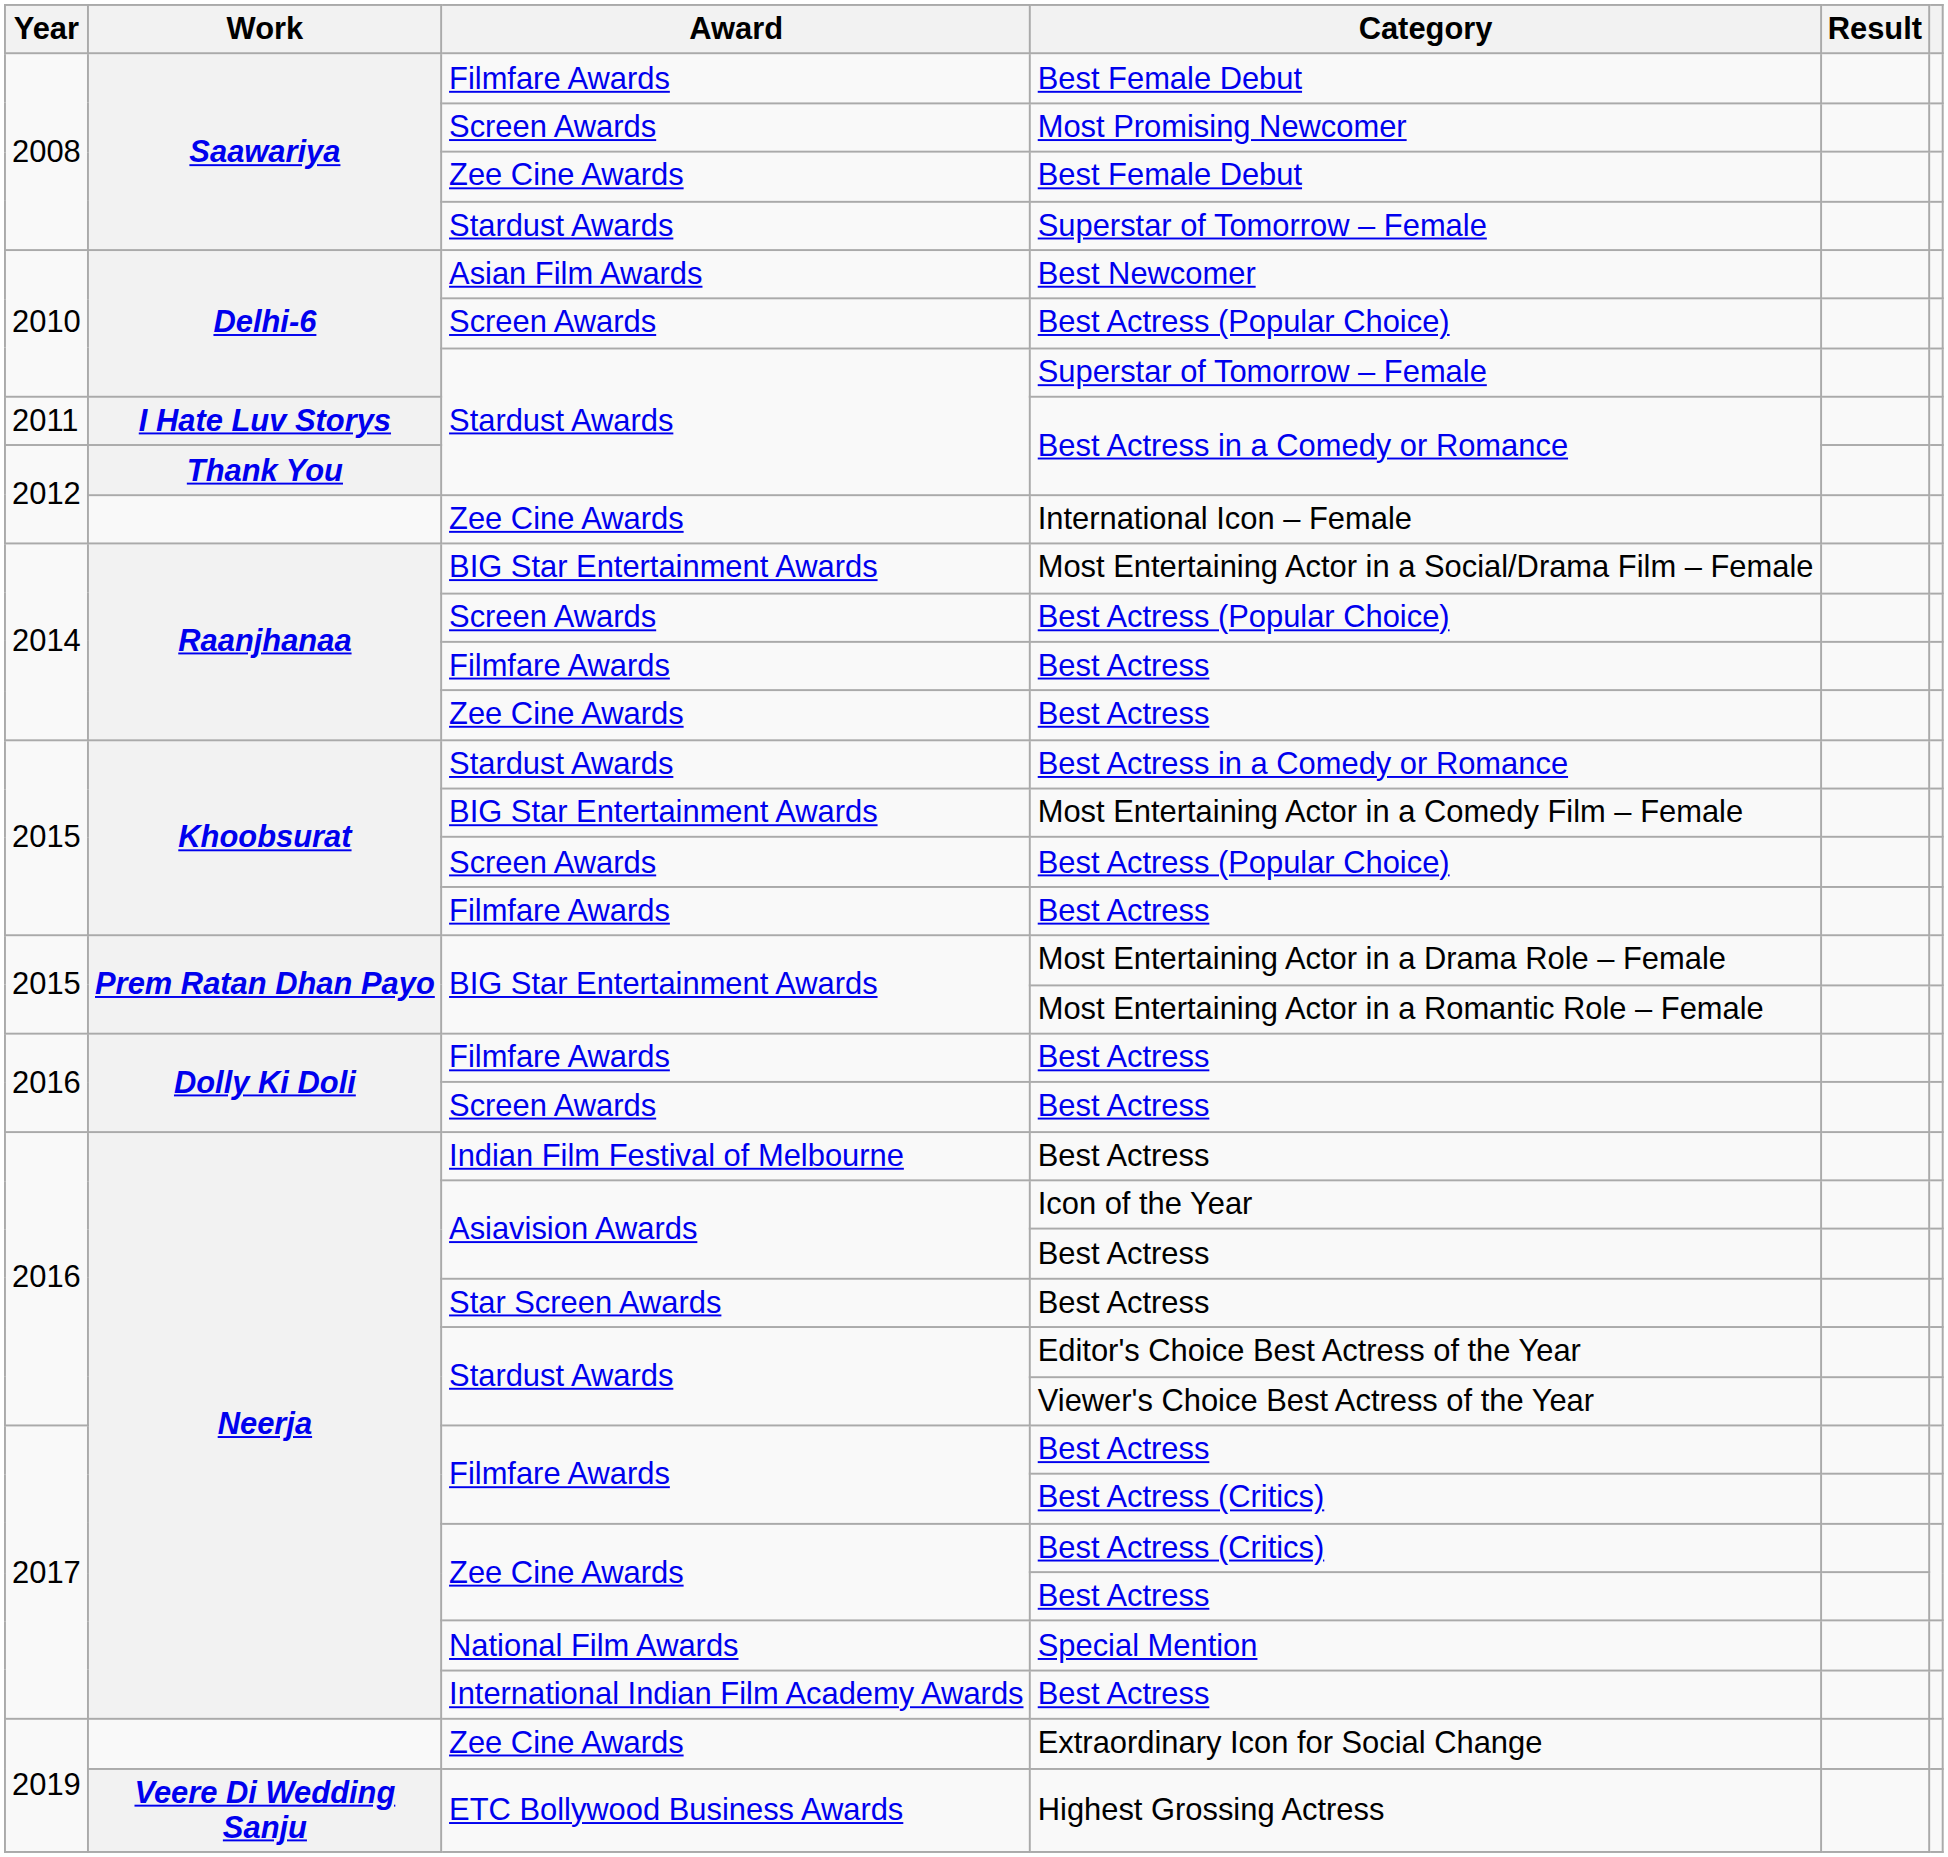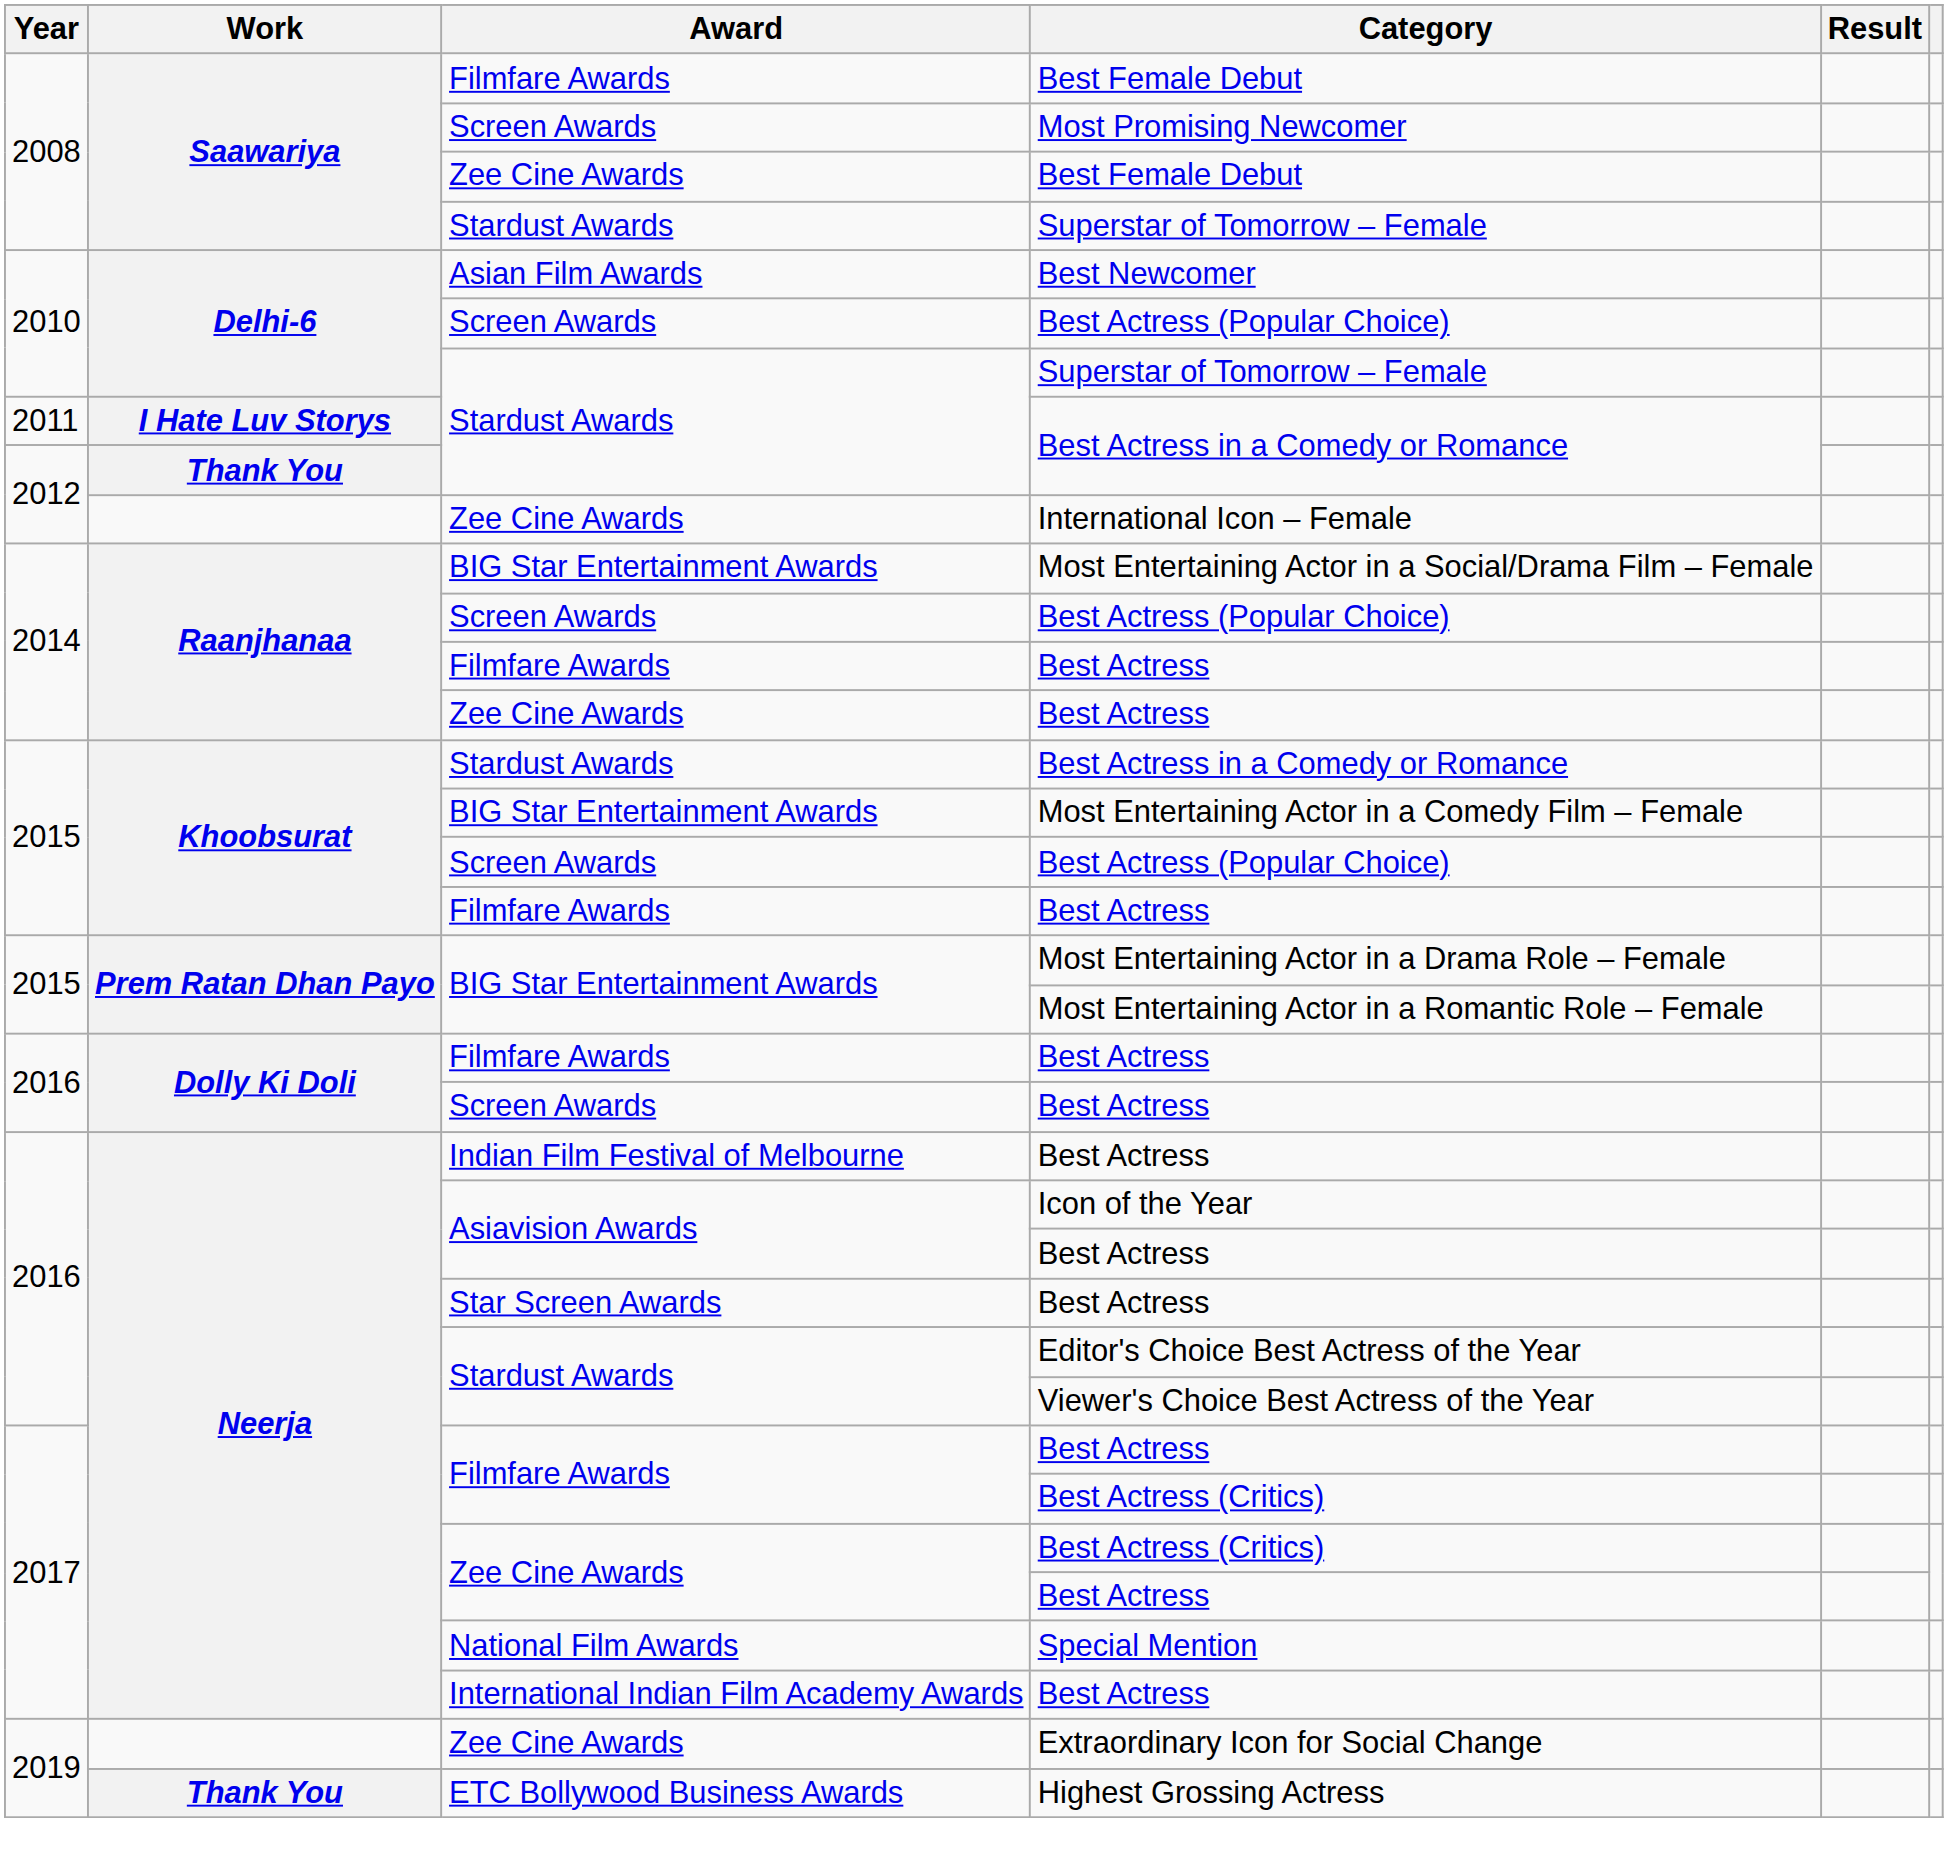(265, 1809) Veere Di Wedding Sanju -> (265, 1792) Thank You
